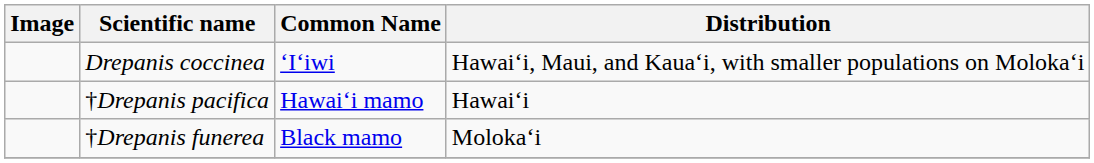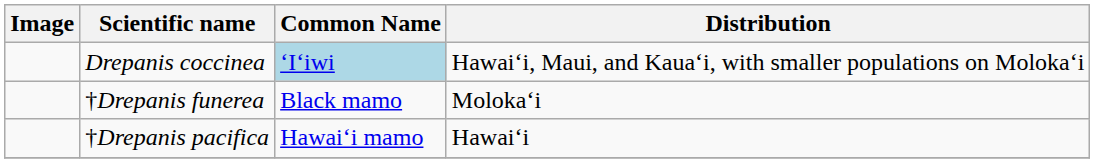(307, 61) no background -> (307, 61) lightblue background
rows swapped: (177, 99) <-> (175, 137)
